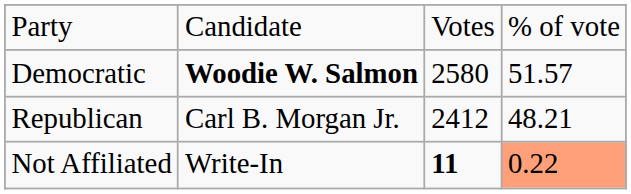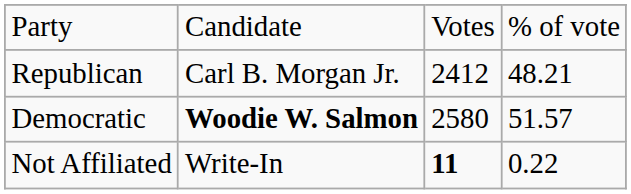rows swapped: (79, 73) <-> (77, 118)
(533, 164) lightsalmon background -> (533, 164) no background
